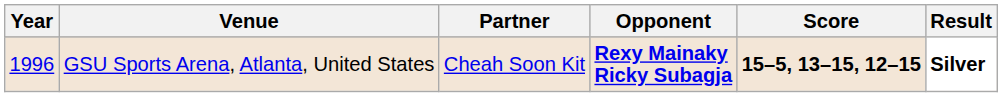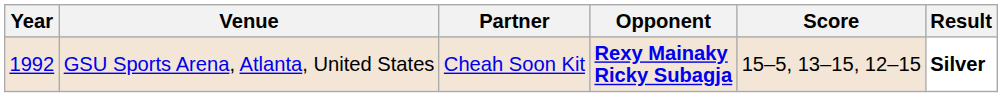(32, 64) 1996 -> (32, 64) 1992
(831, 64) bold -> (831, 64) normal
